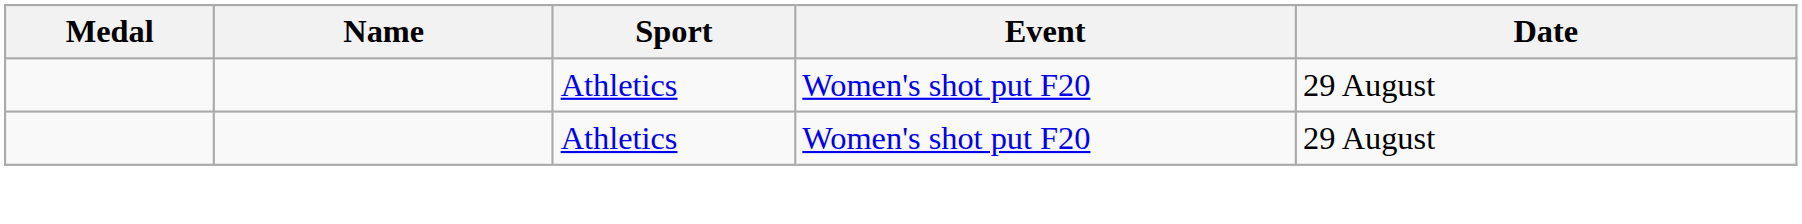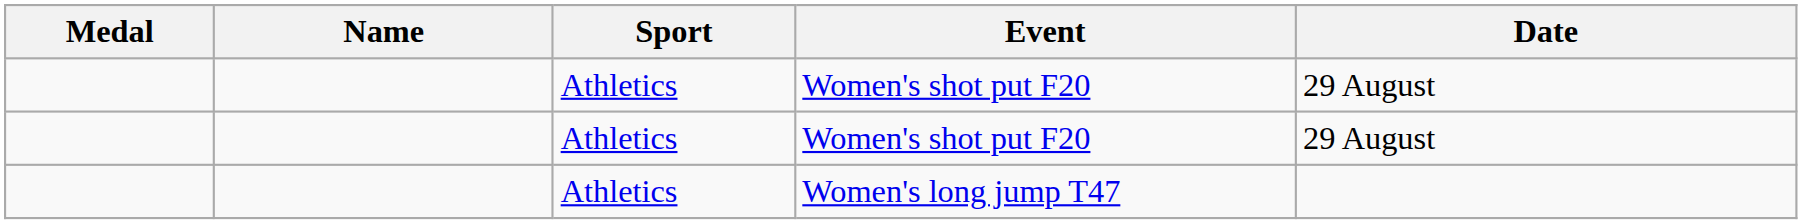+ row: (110, 192)
